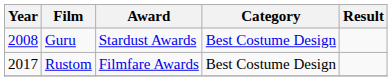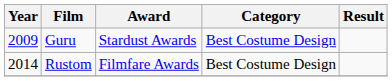(23, 40) 2008 -> (23, 40) 2009
(23, 64) 2017 -> (23, 64) 2014
